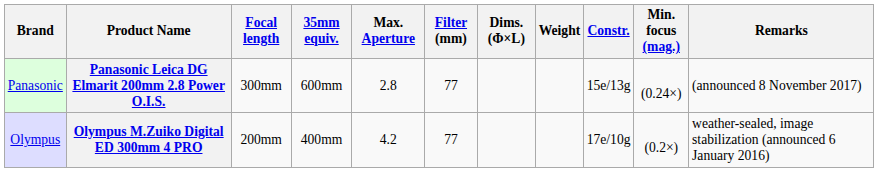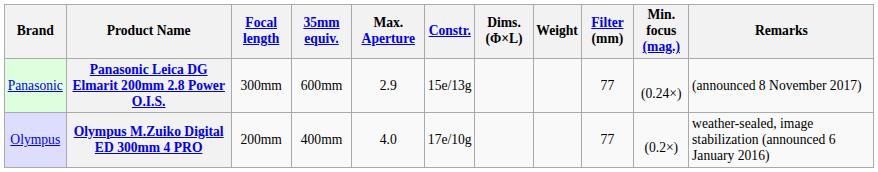columns swapped: (451, 31) <-> (609, 31)
(388, 85) 2.8 -> (388, 85) 2.9
(388, 140) 4.2 -> (388, 140) 4.0
